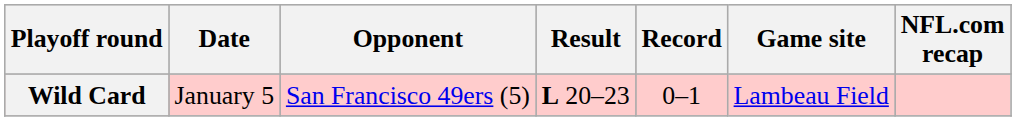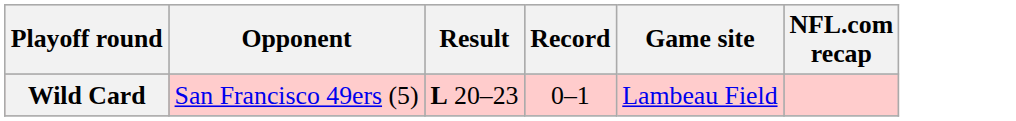- column: (224, 39)
